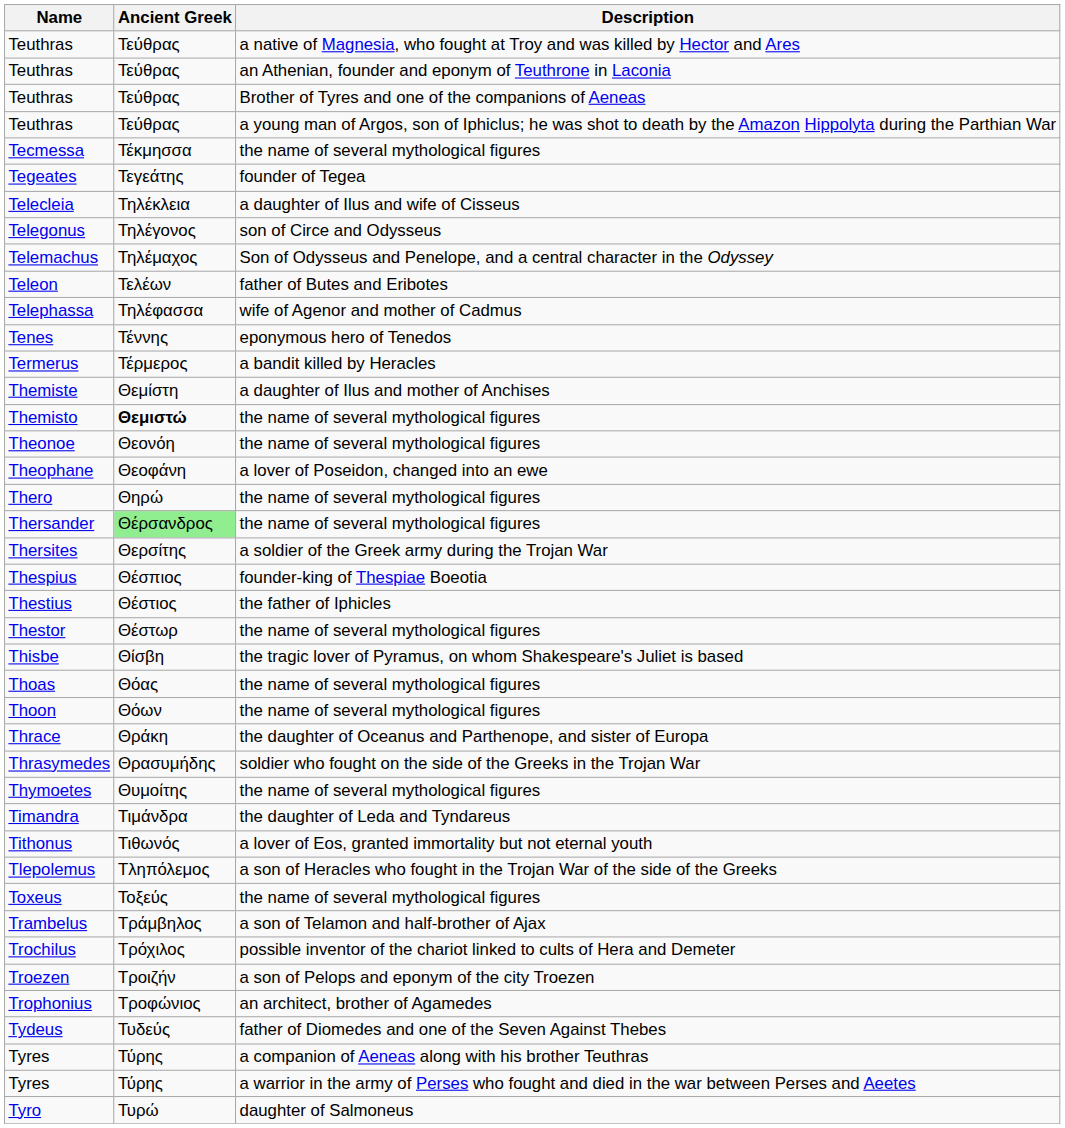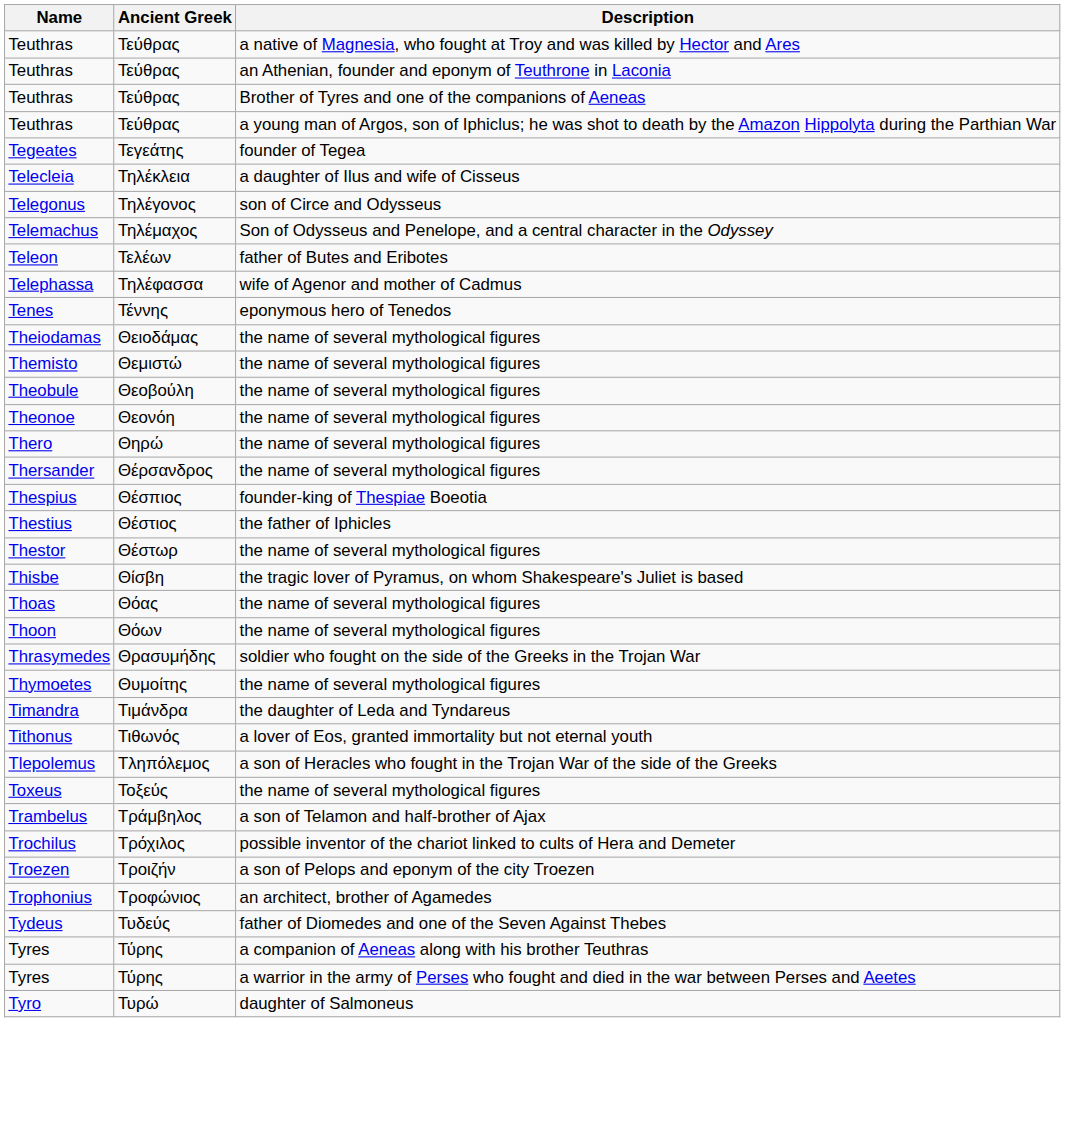- row: (46, 151)
- row: (43, 364)
+ row: (55, 337)
- row: (43, 390)
(152, 417) bold -> (150, 364) normal
+ row: (43, 390)
- row: (51, 470)
(165, 524) lightgreen background -> (165, 470) no background
- row: (43, 550)
- row: (35, 737)
